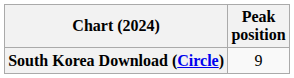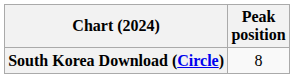(259, 60) 9 -> (259, 60) 8
